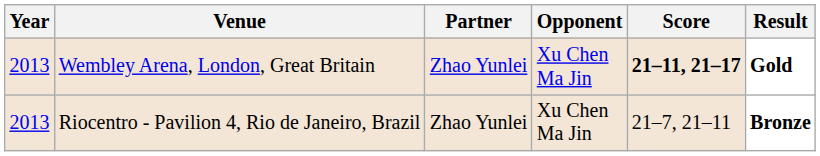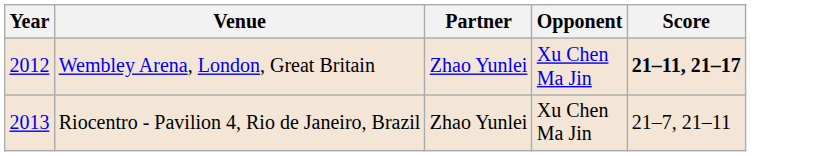- column: (780, 21)
(29, 66) 2013 -> (29, 66) 2012
